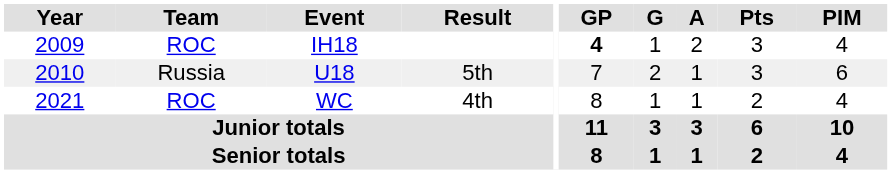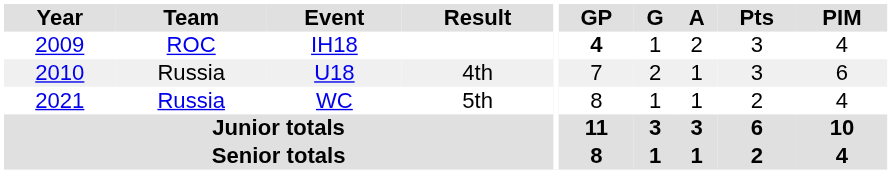(478, 72) 5th -> (478, 72) 4th
(191, 100) ROC -> (191, 100) Russia
(478, 100) 4th -> (478, 100) 5th
